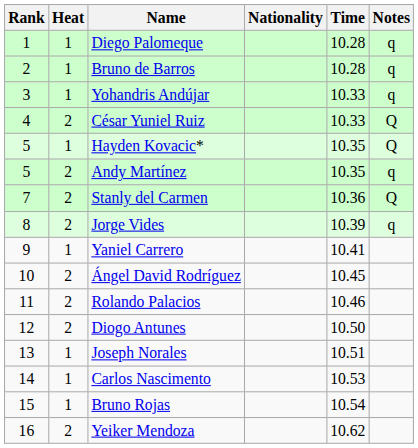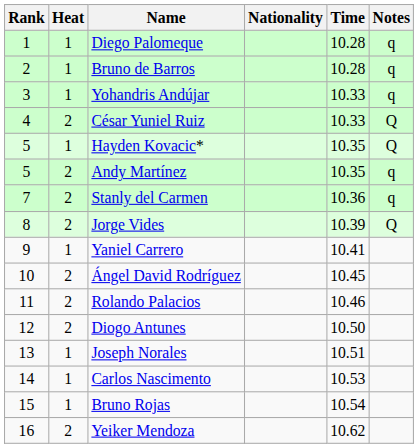(391, 198) Q -> (391, 198) q
(391, 224) q -> (391, 224) Q
